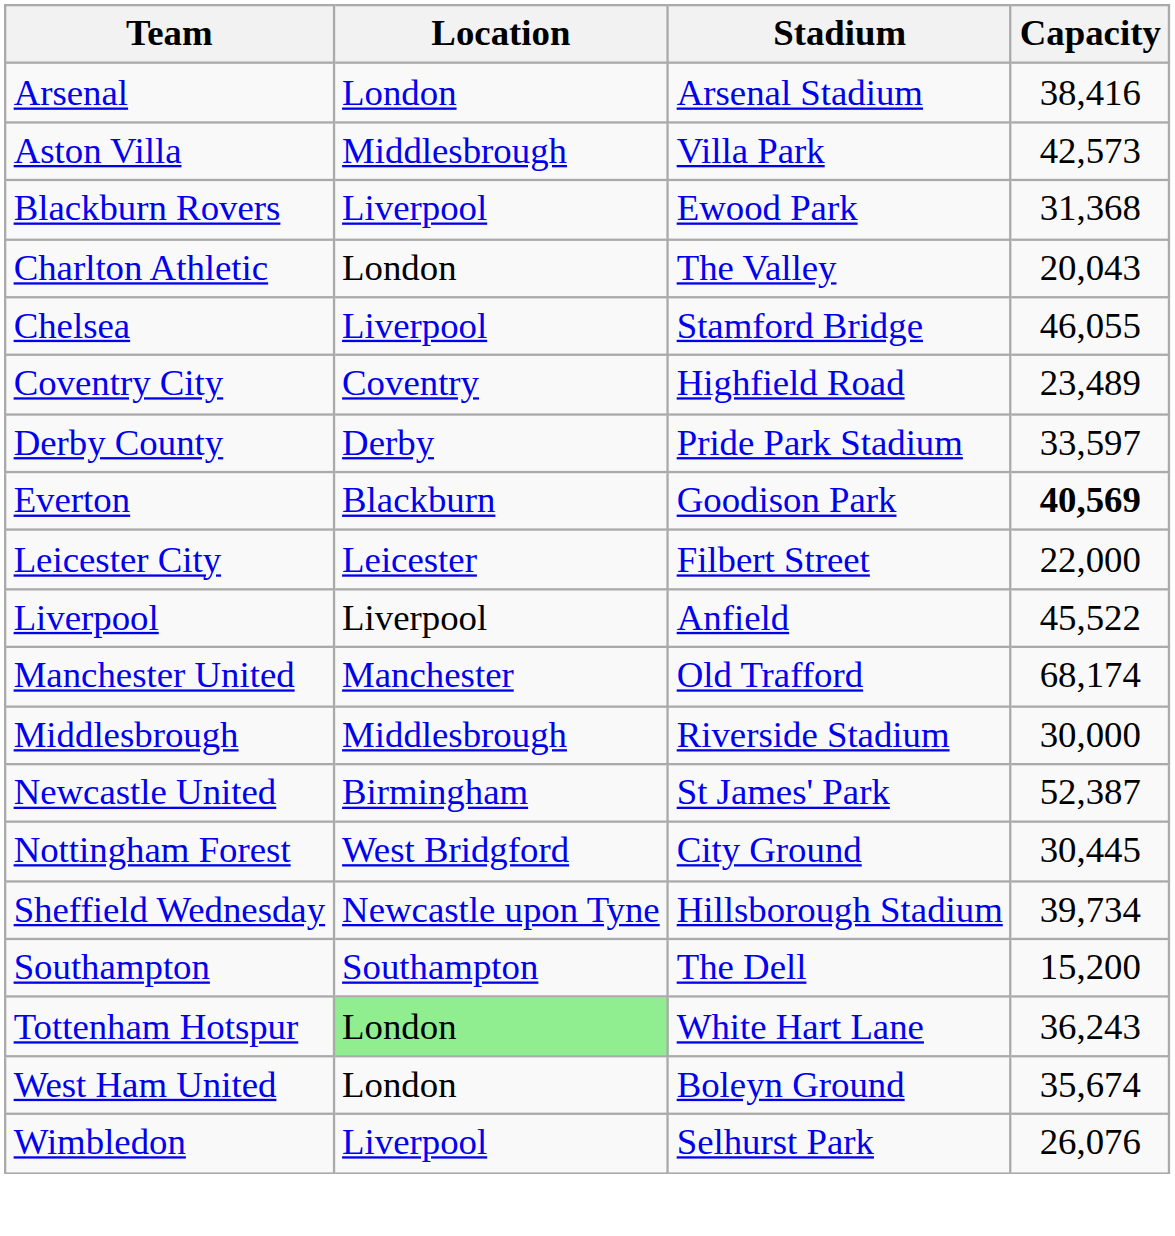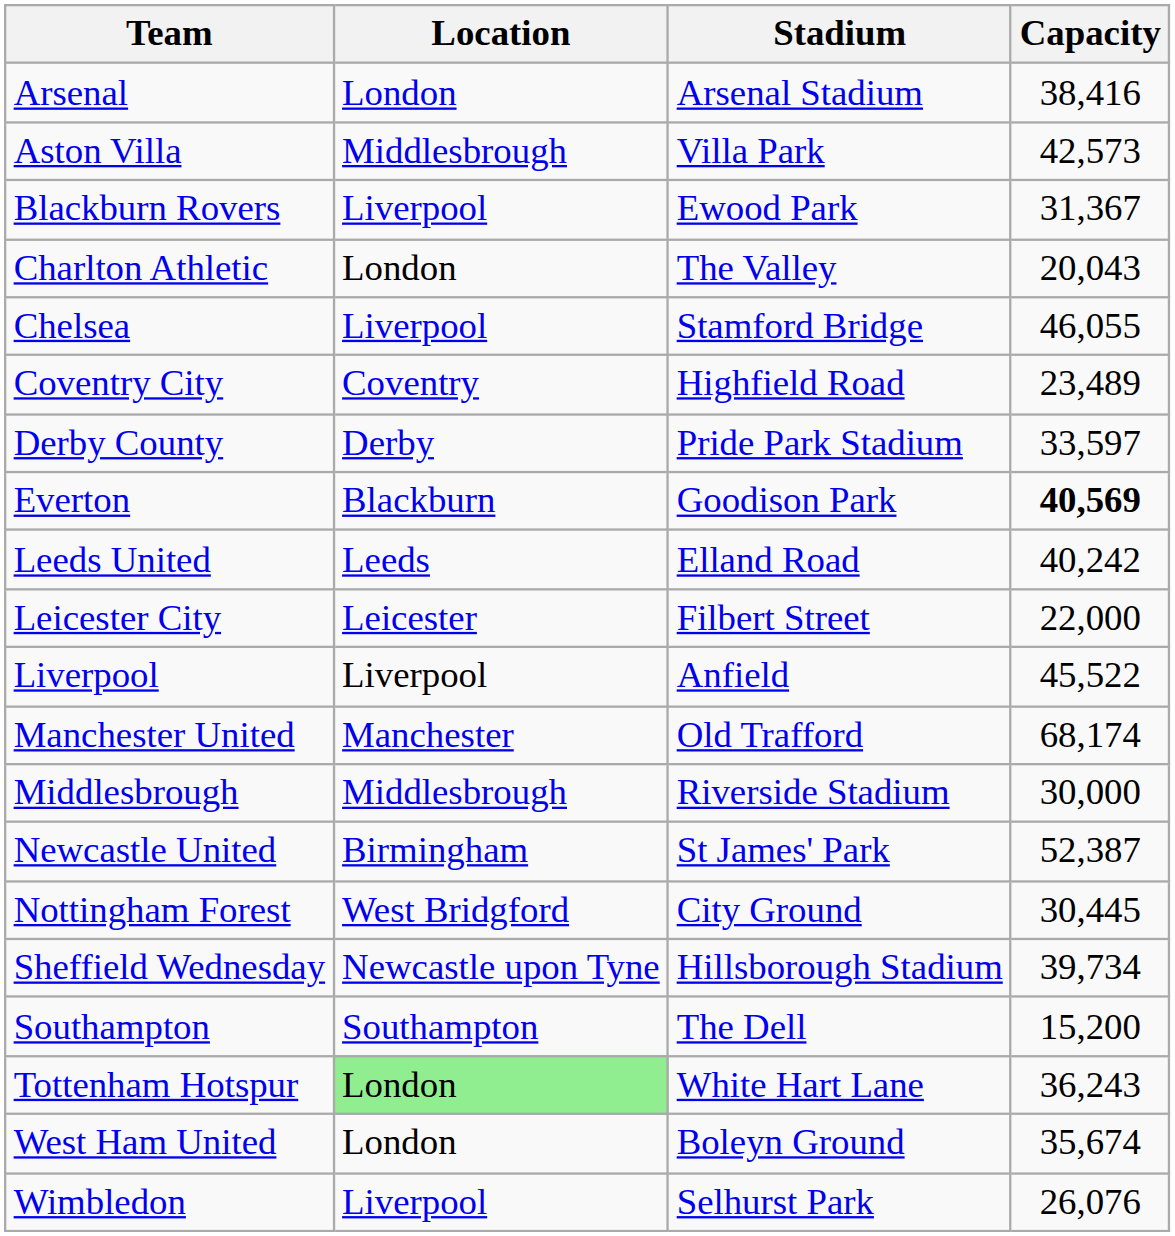(1090, 208) 31,368 -> (1090, 208) 31,367
+ row: (112, 558)
